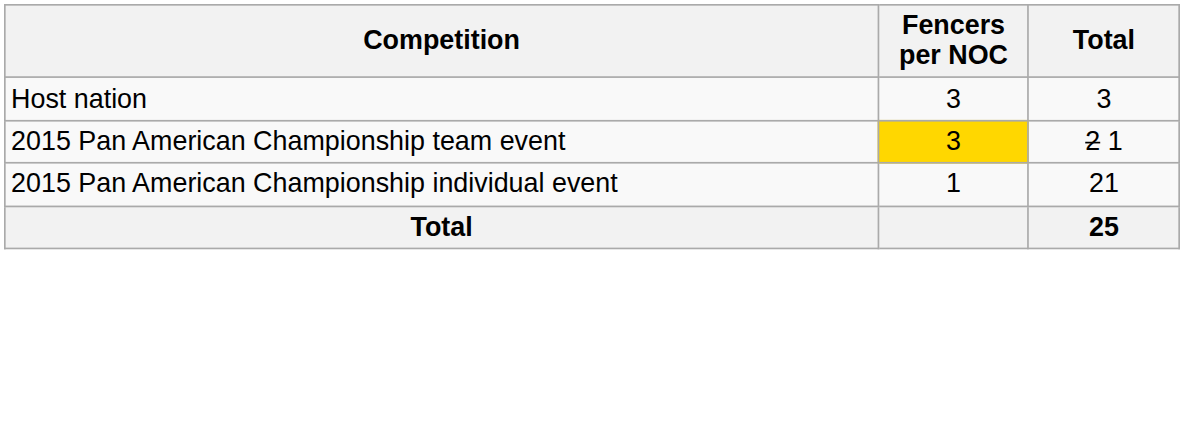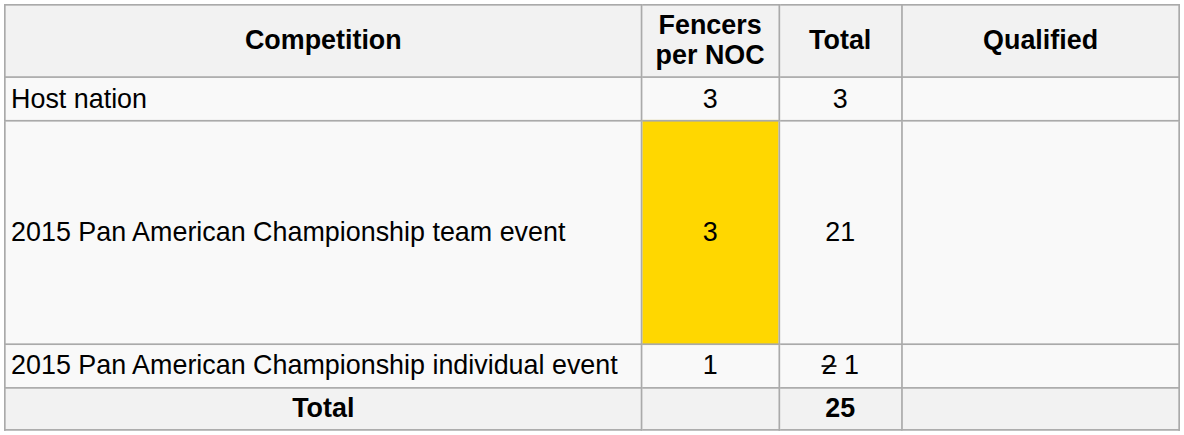+ column: (1041, 40)
(1104, 141) 2 1 -> (840, 232) 21
(1104, 183) 21 -> (840, 365) 2 1
